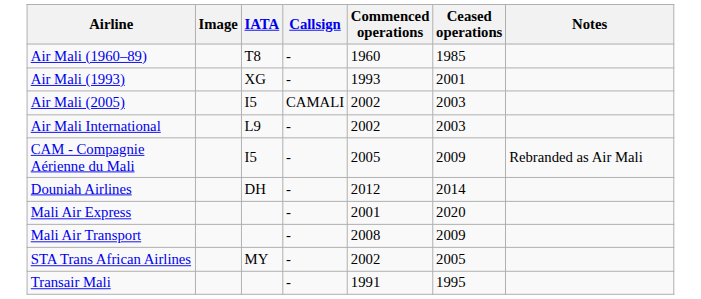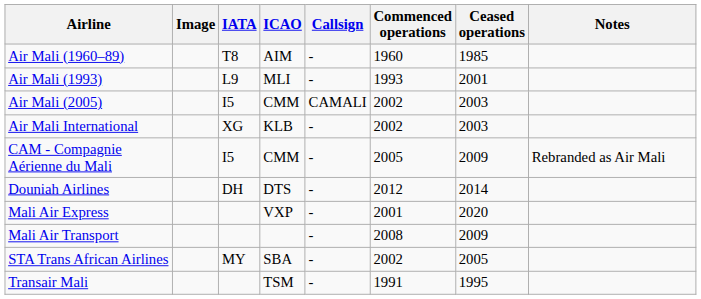+ column: (283, 24)
(255, 79) XG -> (230, 79) L9
(253, 126) L9 -> (233, 126) XG
